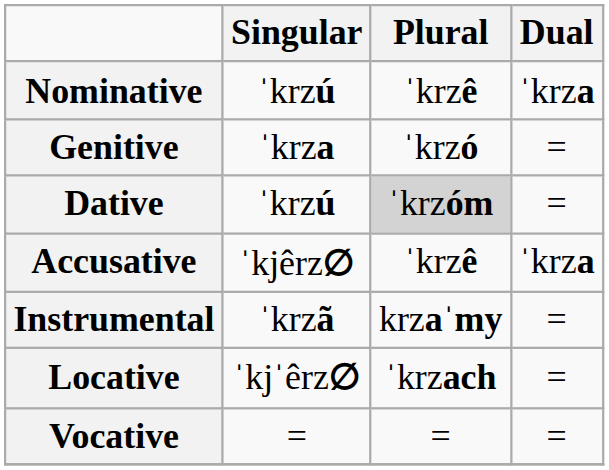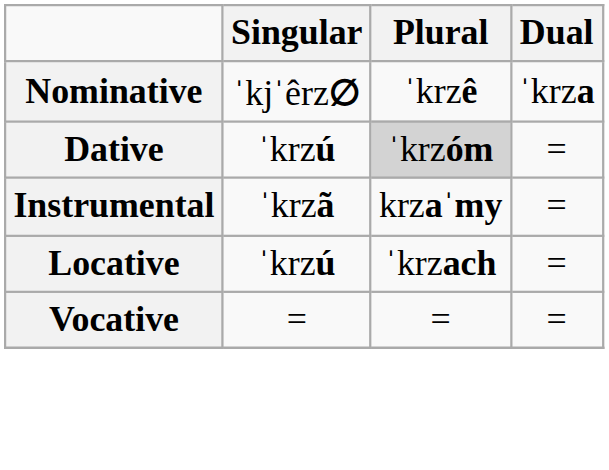(297, 89) ˈkrzú -> (297, 92) ˈkjˈêrz∅
- row: (114, 146)
- row: (114, 261)
(297, 378) ˈkjˈêrz∅ -> (297, 262) ˈkrzú
